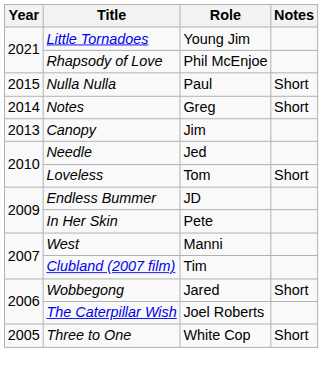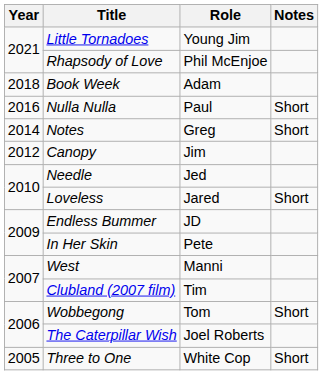+ row: (83, 84)
(24, 84) 2015 -> (24, 107) 2016
(24, 130) 2013 -> (24, 152) 2012
(197, 175) Tom -> (201, 198) Jared
(201, 289) Jared -> (197, 312) Tom
